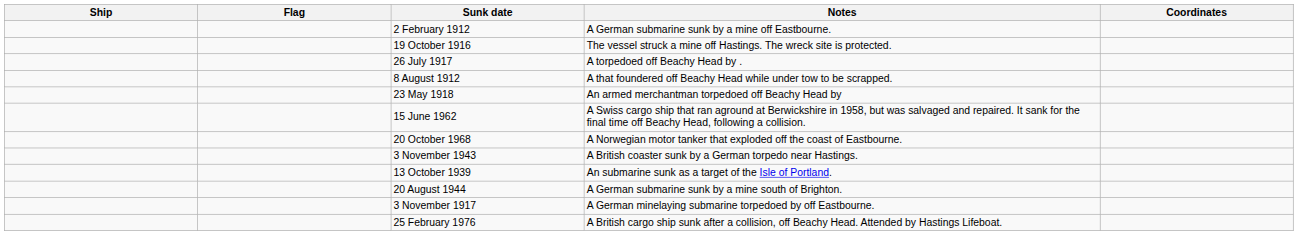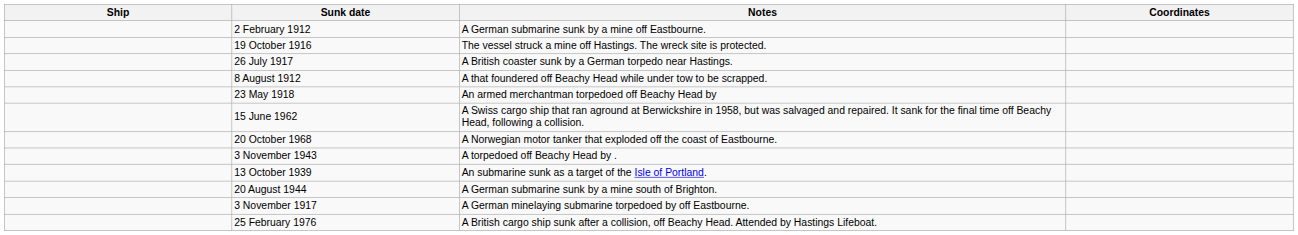- column: (294, 12)
(664, 62) A torpedoed off Beachy Head by . -> (597, 62) A British coaster sunk by a German torpedo near Hastings.
(722, 156) A British coaster sunk by a German torpedo near Hastings. -> (539, 156) A torpedoed off Beachy Head by .
